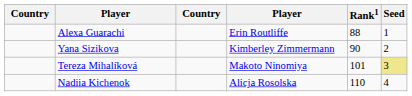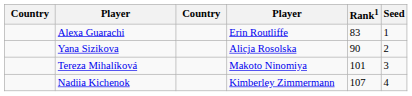(355, 32) 88 -> (355, 32) 83
(282, 49) Kimberley Zimmermann -> (263, 49) Alicja Rosolska
(386, 65) khaki background -> (386, 65) no background
(263, 82) Alicja Rosolska -> (282, 82) Kimberley Zimmermann
(357, 82) 110 -> (358, 82) 107
